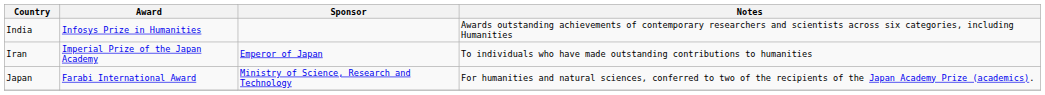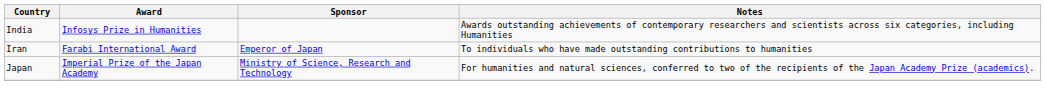(132, 54) Imperial Prize of the Japan Academy -> (129, 49) Farabi International Award
(129, 78) Farabi International Award -> (132, 68) Imperial Prize of the Japan Academy
